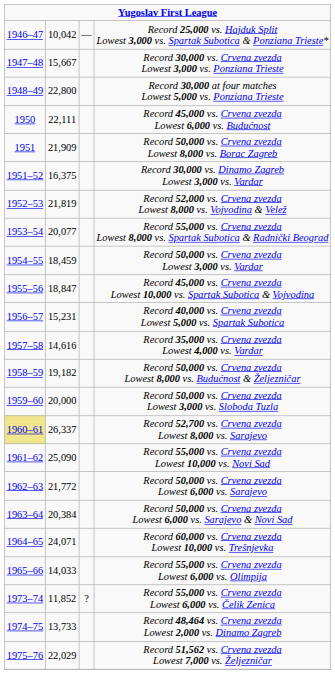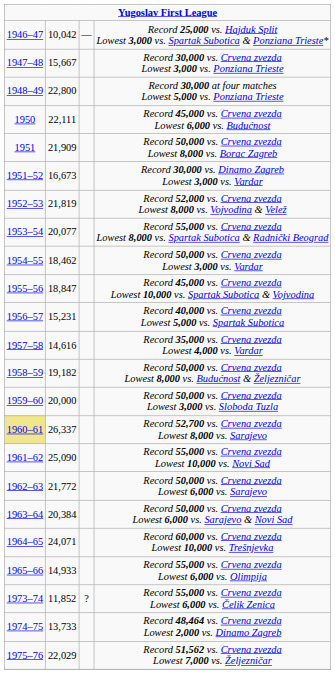(62, 176) 16,375 -> (62, 176) 16,673
(62, 260) 18,459 -> (62, 260) 18,462
(62, 570) 14,033 -> (62, 570) 14,933
